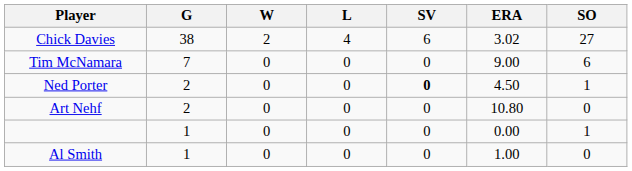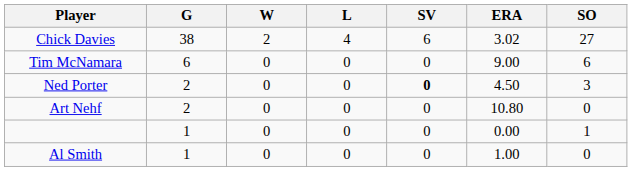(187, 62) 7 -> (187, 62) 6
(587, 85) 1 -> (587, 85) 3
